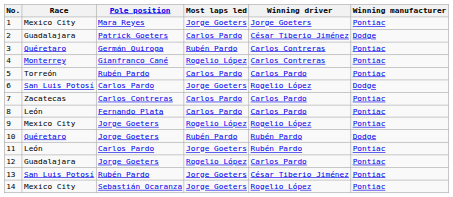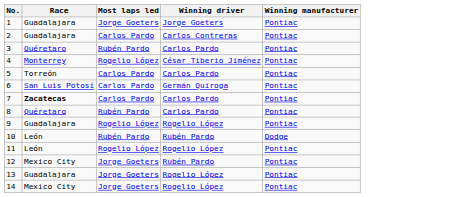- column: (140, 11)
(50, 23) Mexico City -> (50, 23) Guadalajara
(300, 36) César Tiberio Jiménez -> (200, 36) Carlos Contreras
(364, 36) Dodge -> (281, 36) Pontiac
(288, 49) Carlos Contreras -> (191, 49) Carlos Pardo
(288, 61) Carlos Contreras -> (212, 61) César Tiberio Jiménez
(216, 86) Jorge Goeters -> (126, 86) Carlos Pardo
(281, 86) Rogelio López -> (195, 86) Germán Quiroga
(364, 86) Dodge -> (281, 86) Pontiac
(45, 99) normal -> (45, 99) bold
(33, 111) León -> (45, 111) Quéretaro
(214, 111) Carlos Pardo -> (124, 111) Rubén Pardo
(50, 124) Mexico City -> (50, 124) Guadalajara
(45, 137) Quéretaro -> (33, 137) León
(216, 149) Jorge Goeters -> (128, 149) Rogelio López
(276, 149) Rubén Pardo -> (193, 149) Rogelio López
(50, 162) Guadalajara -> (50, 162) Mexico City
(216, 162) Rogelio López -> (128, 162) Jorge Goeters
(279, 162) Carlos Pardo -> (188, 162) Rubén Pardo
(59, 174) San Luis Potosí -> (50, 174) Guadalajara
(300, 174) César Tiberio Jiménez -> (193, 174) Rogelio López
